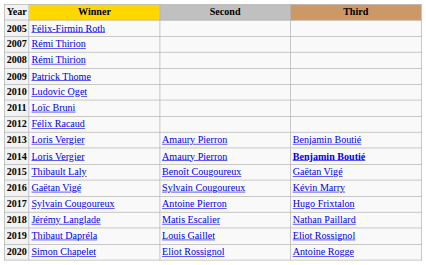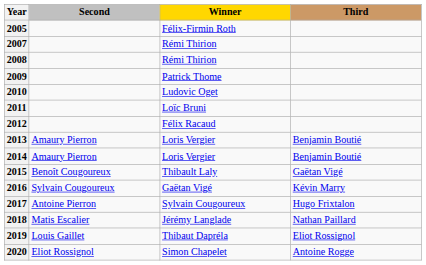columns swapped: (94, 12) <-> (225, 12)
(329, 156) bold -> (327, 156) normal
